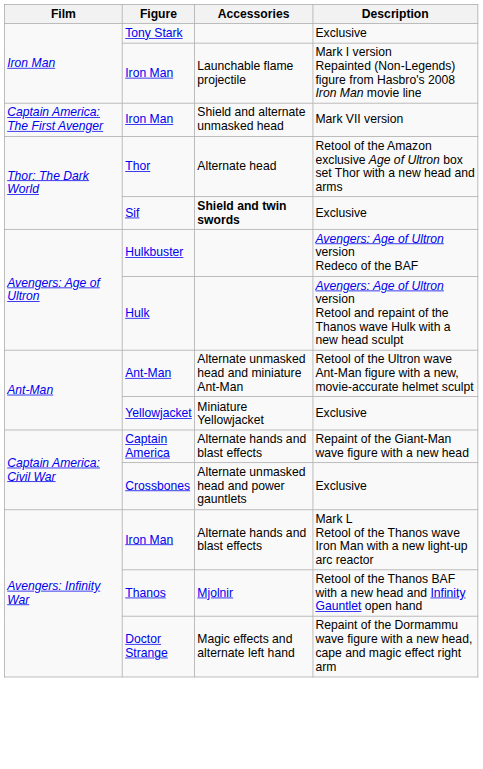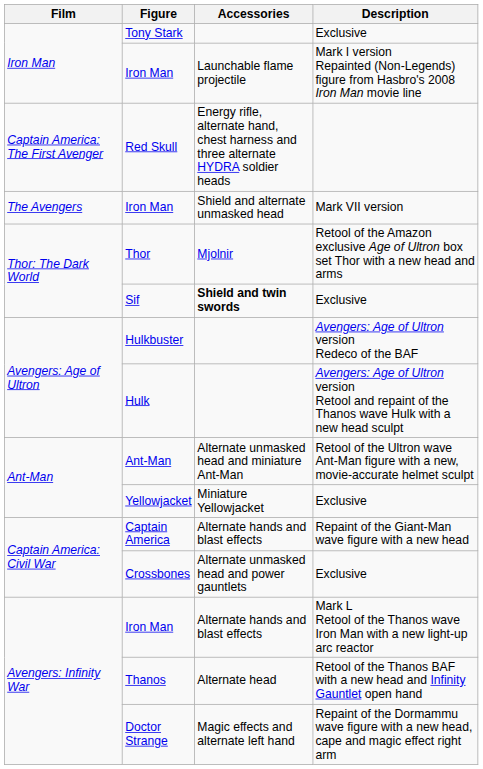+ row: (151, 147)
(55, 119) Captain America: The First Avenger -> (45, 207) The Avengers
(237, 166) Alternate head -> (215, 254) Mjolnir
(215, 593) Mjolnir -> (237, 680) Alternate head
